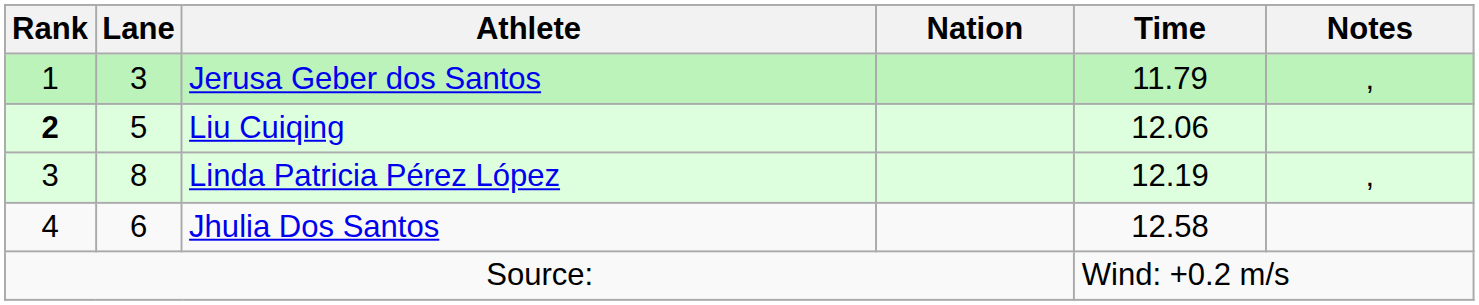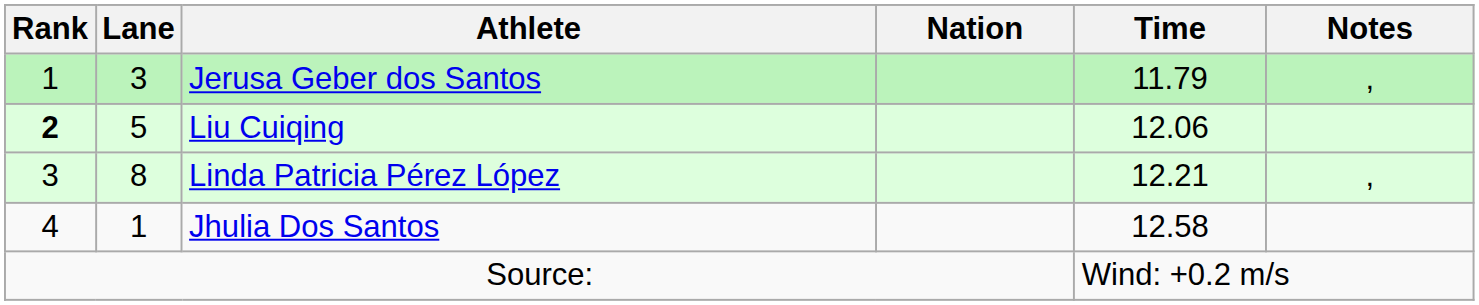(1170, 176) 12.19 -> (1170, 176) 12.21
(139, 226) 6 -> (139, 226) 1
